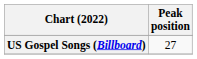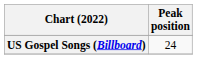(170, 44) 27 -> (170, 44) 24
